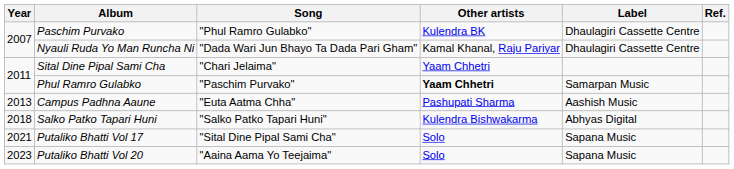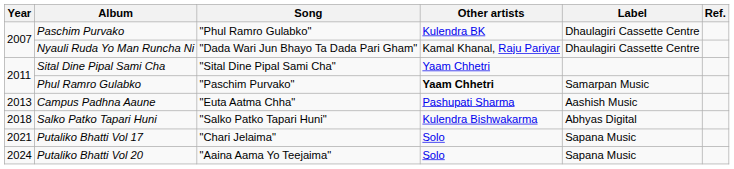(238, 66) "Chari Jelaima" -> (268, 66) "Sital Dine Pipal Sami Cha"
(268, 137) "Sital Dine Pipal Sami Cha" -> (238, 137) "Chari Jelaima"
(19, 155) 2023 -> (19, 155) 2024
